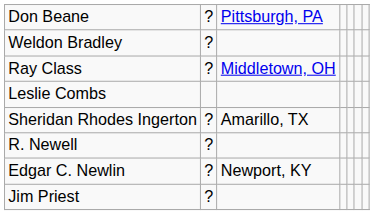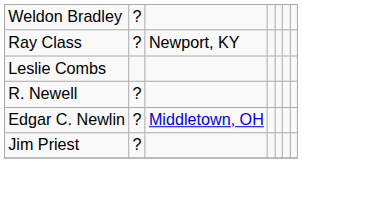- row: (49, 17)
(278, 68) Middletown, OH -> (194, 42) Newport, KY
- row: (103, 119)
(266, 171) Newport, KY -> (206, 119) Middletown, OH
